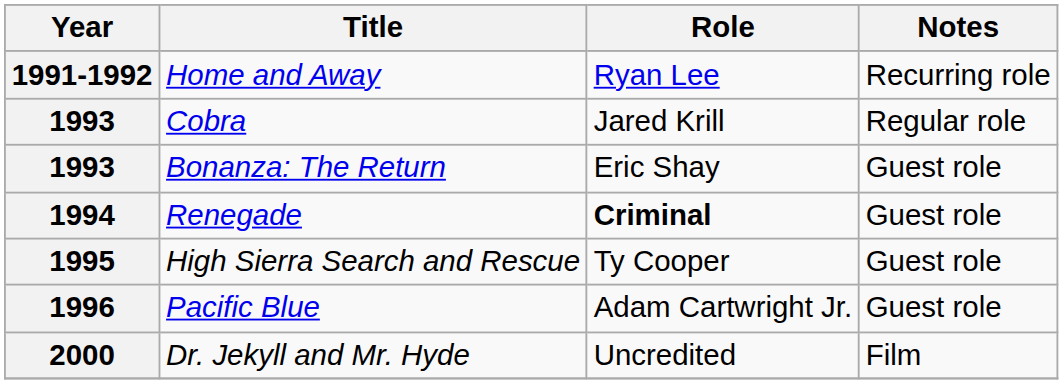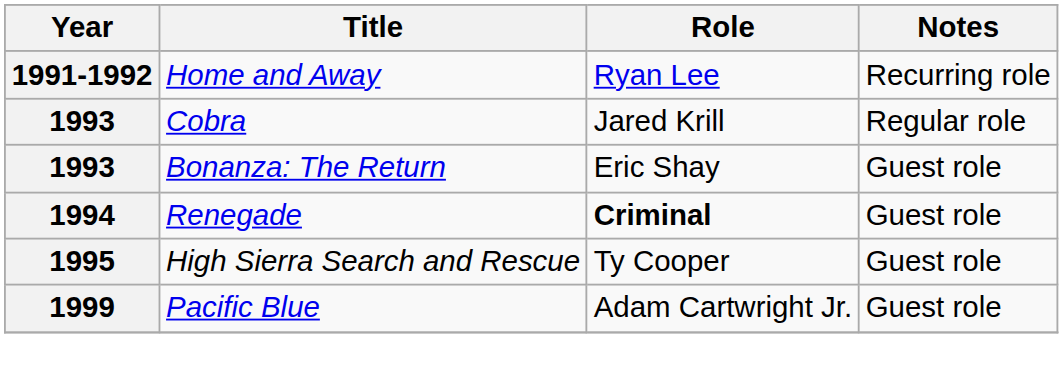(82, 307) 1996 -> (82, 307) 1999
- row: (318, 354)
